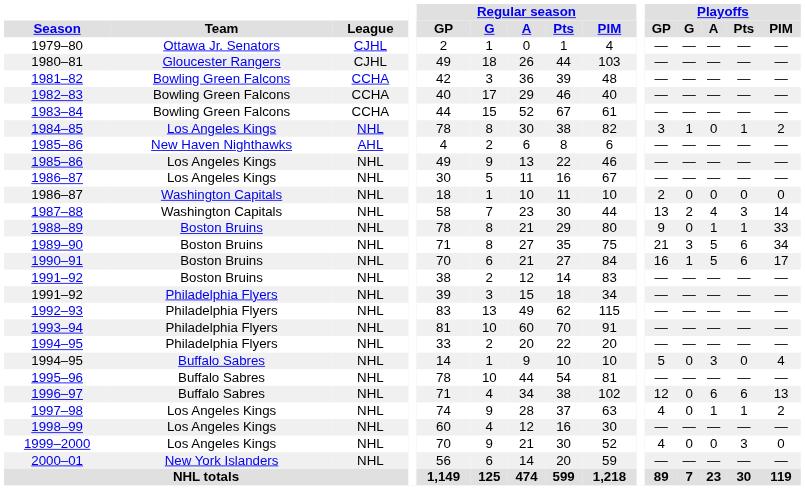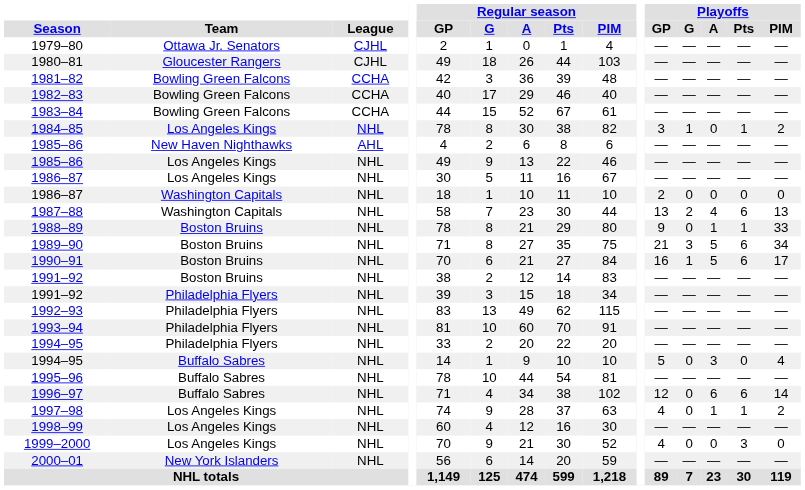(744, 211) 3 -> (744, 211) 6
(781, 211) 14 -> (781, 211) 13
(781, 394) 13 -> (781, 394) 14
